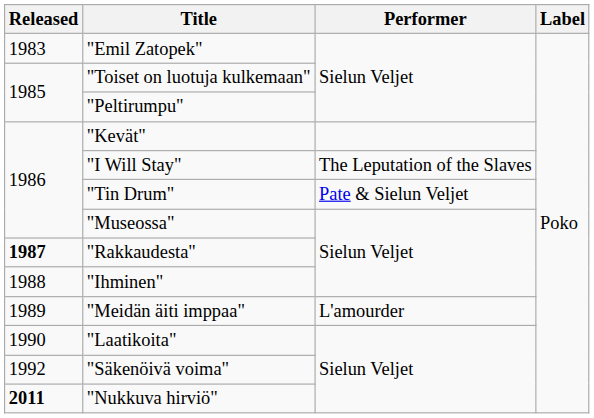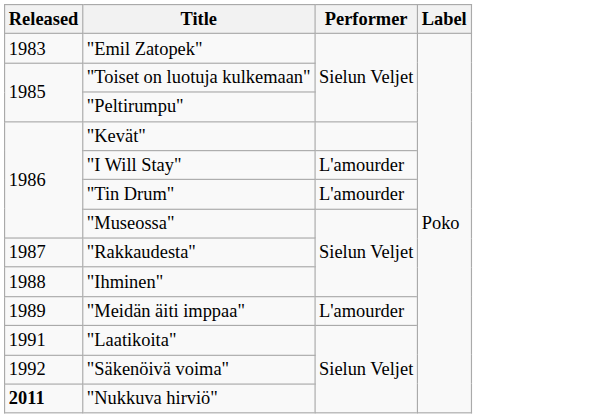(425, 164) The Leputation of the Slaves -> (362, 164) L'amourder
(394, 194) Pate & Sielun Veljet -> (362, 194) L'amourder
(27, 252) bold -> (27, 252) normal
(27, 340) 1990 -> (27, 340) 1991
